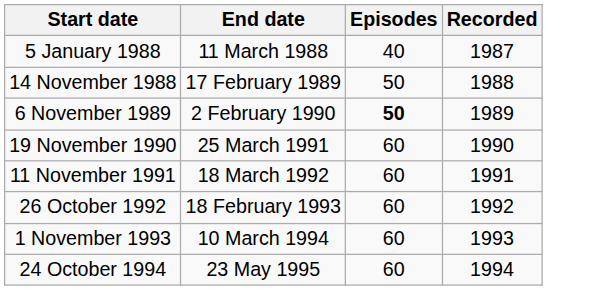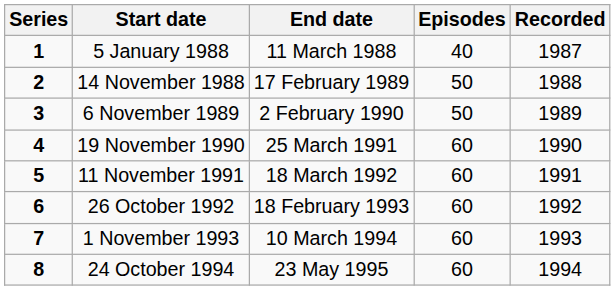+ column: (39, 20)
(394, 113) bold -> (462, 113) normal
